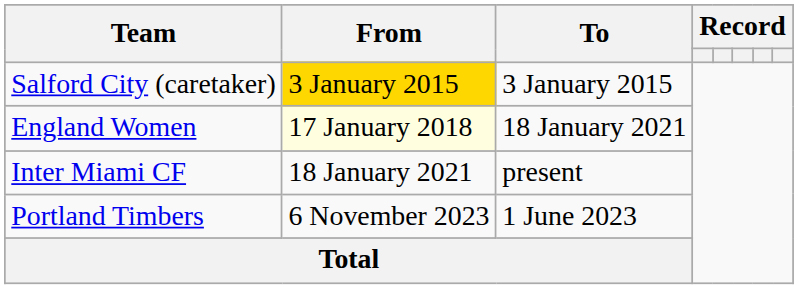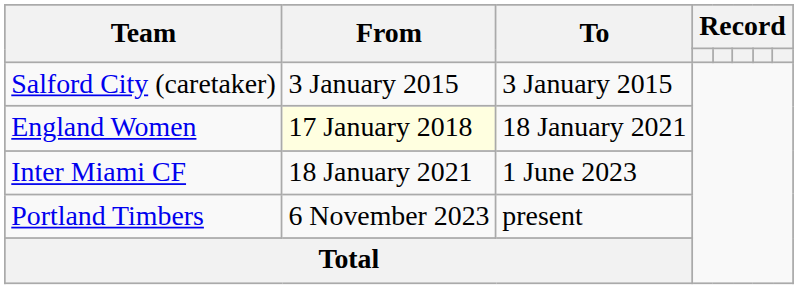(374, 83) gold background -> (374, 83) no background
(543, 171) present -> (570, 171) 1 June 2023
(570, 216) 1 June 2023 -> (543, 216) present
